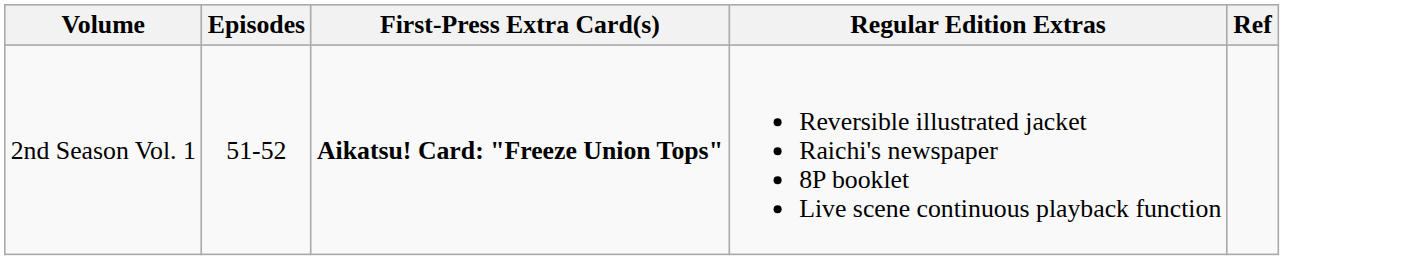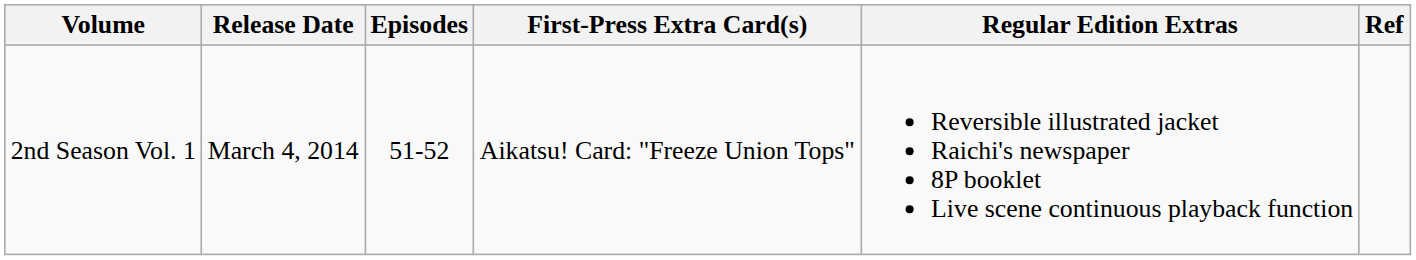+ column: (283, 24)
(520, 149) bold -> (667, 149) normal
